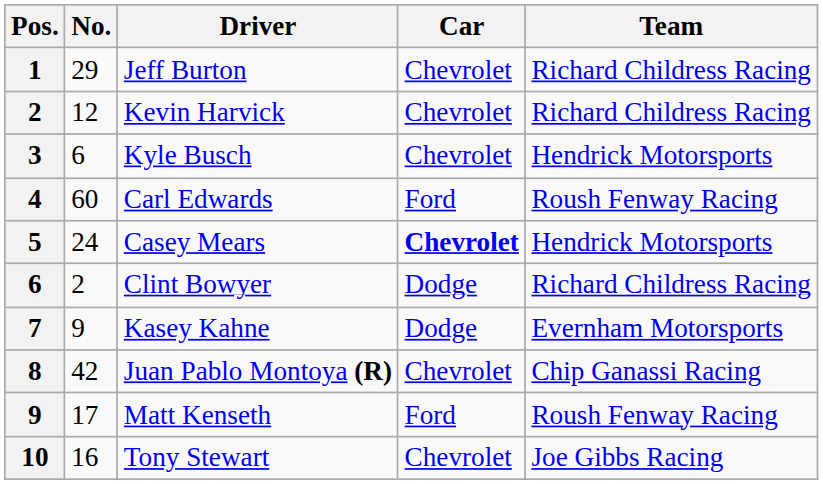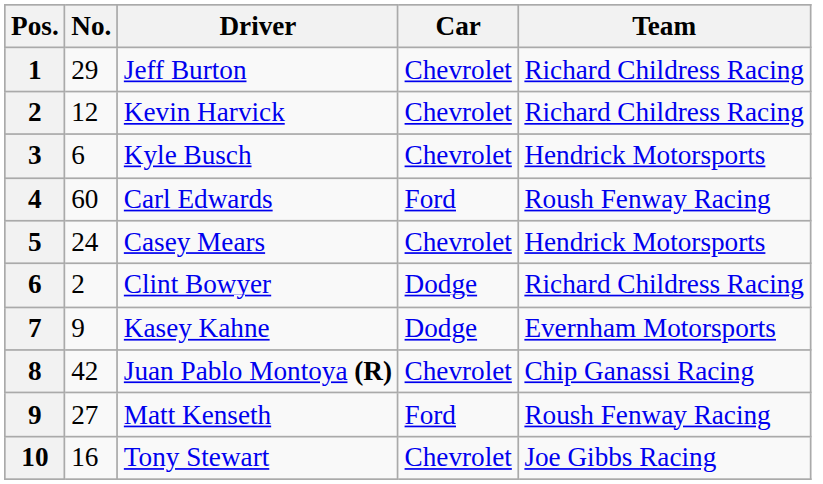(462, 241) bold -> (458, 241) normal
(85, 414) 17 -> (85, 414) 27
